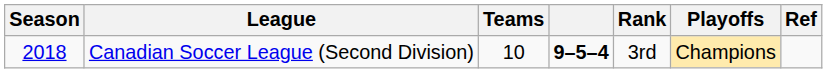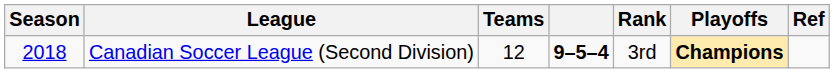(514, 51) 10 -> (514, 51) 12
(726, 51) normal -> (730, 51) bold
